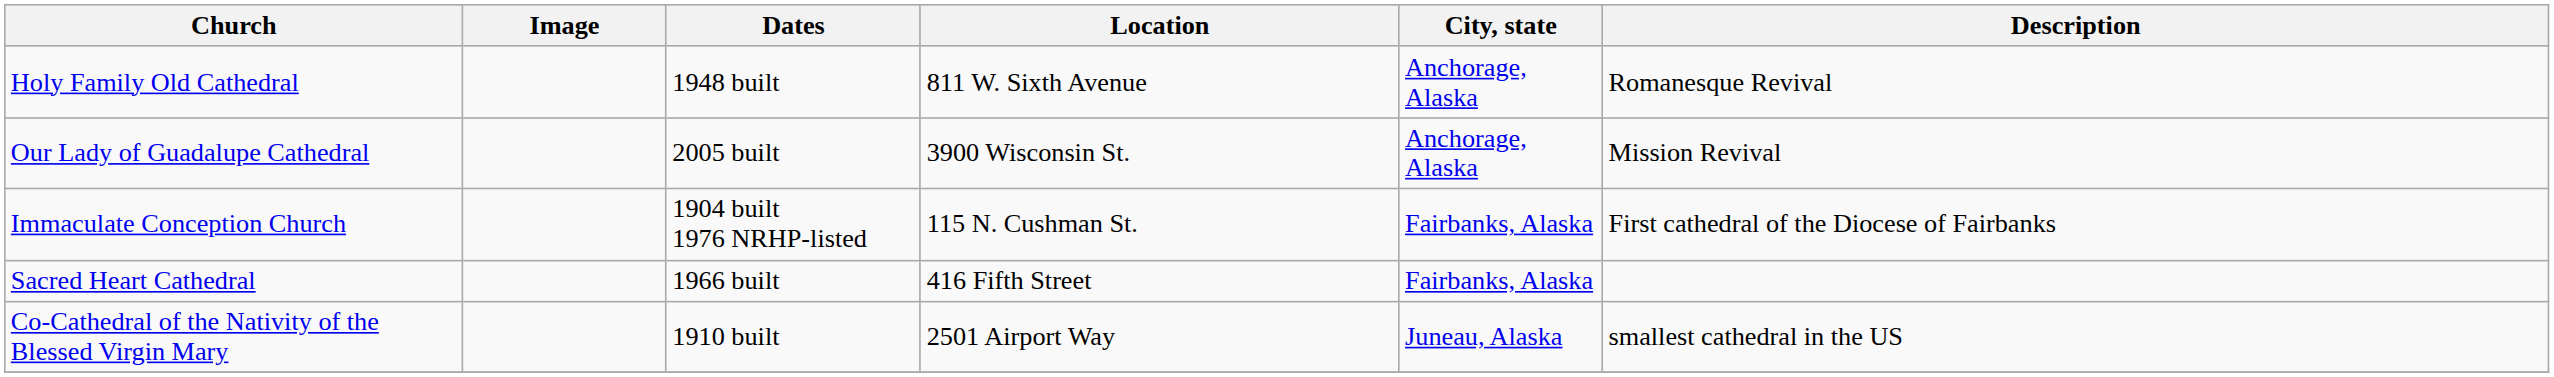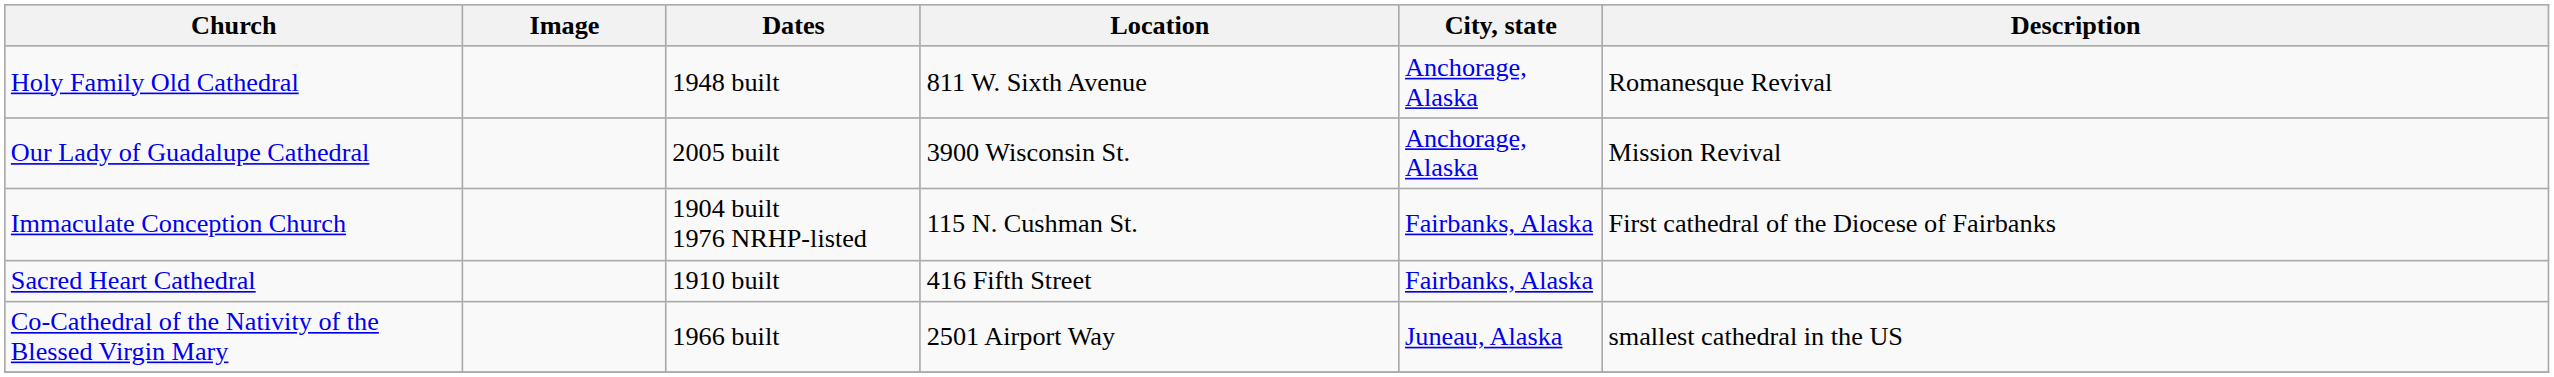(726, 280) 1966 built -> (726, 280) 1910 built
(726, 336) 1910 built -> (726, 336) 1966 built
